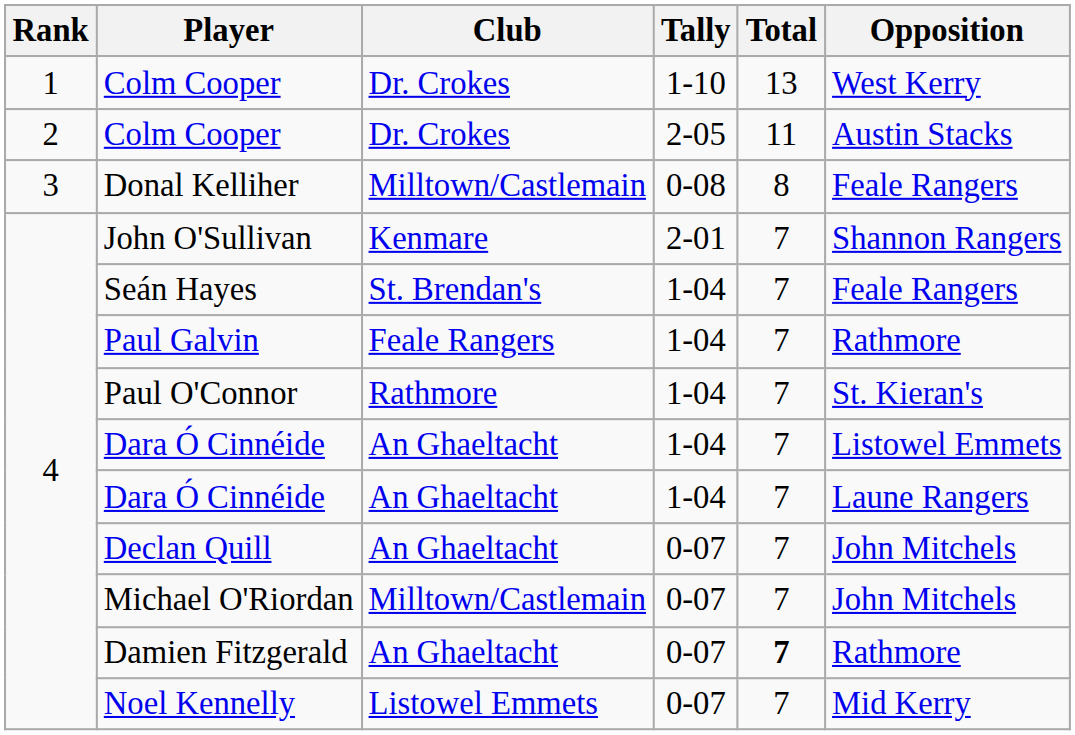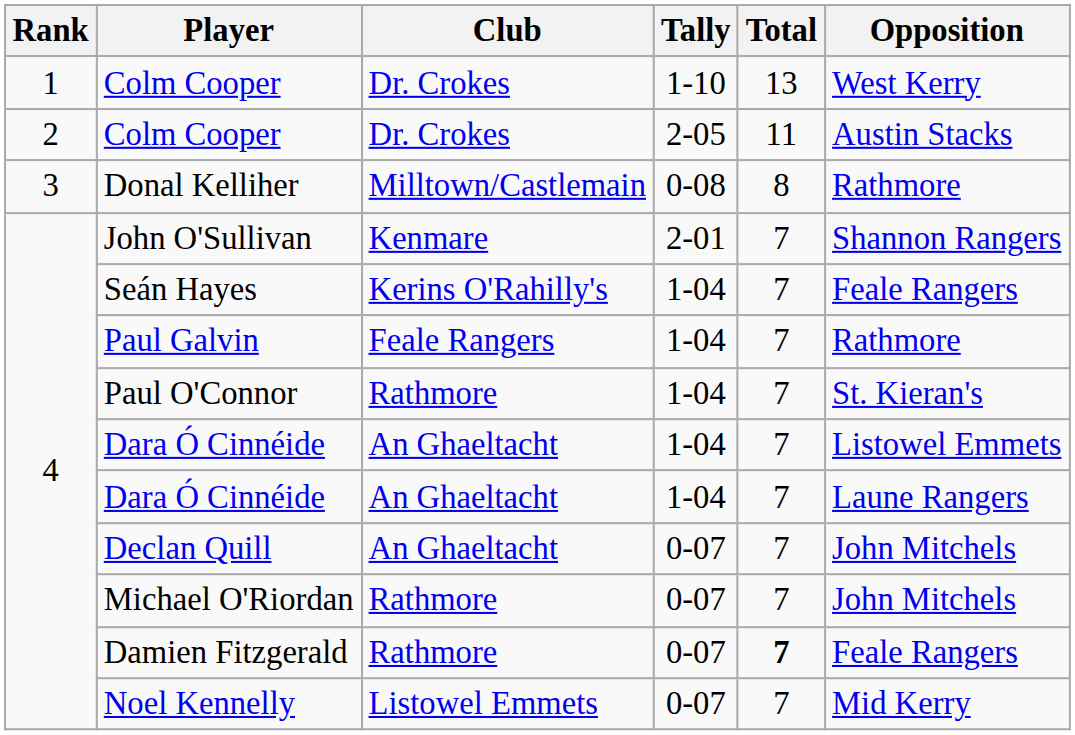(925, 185) Feale Rangers -> (896, 185) Rathmore
(455, 289) St. Brendan's -> (488, 289) Kerins O'Rahilly's
(507, 599) Milltown/Castlemain -> (433, 599) Rathmore
(463, 651) An Ghaeltacht -> (433, 651) Rathmore
(896, 651) Rathmore -> (925, 651) Feale Rangers
